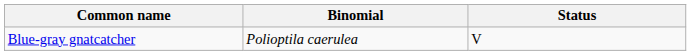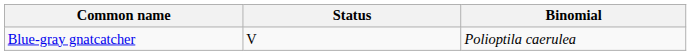columns swapped: (355, 15) <-> (577, 15)
